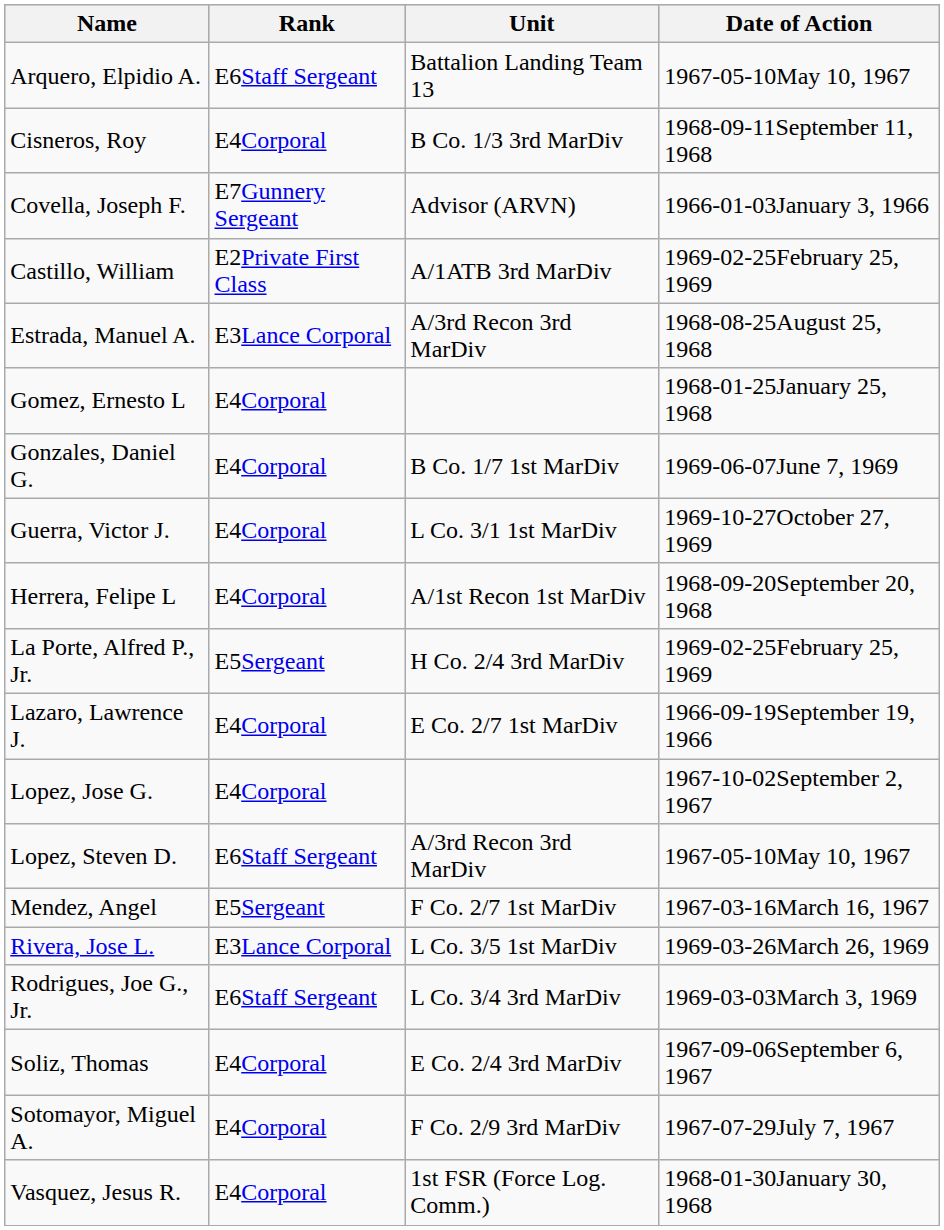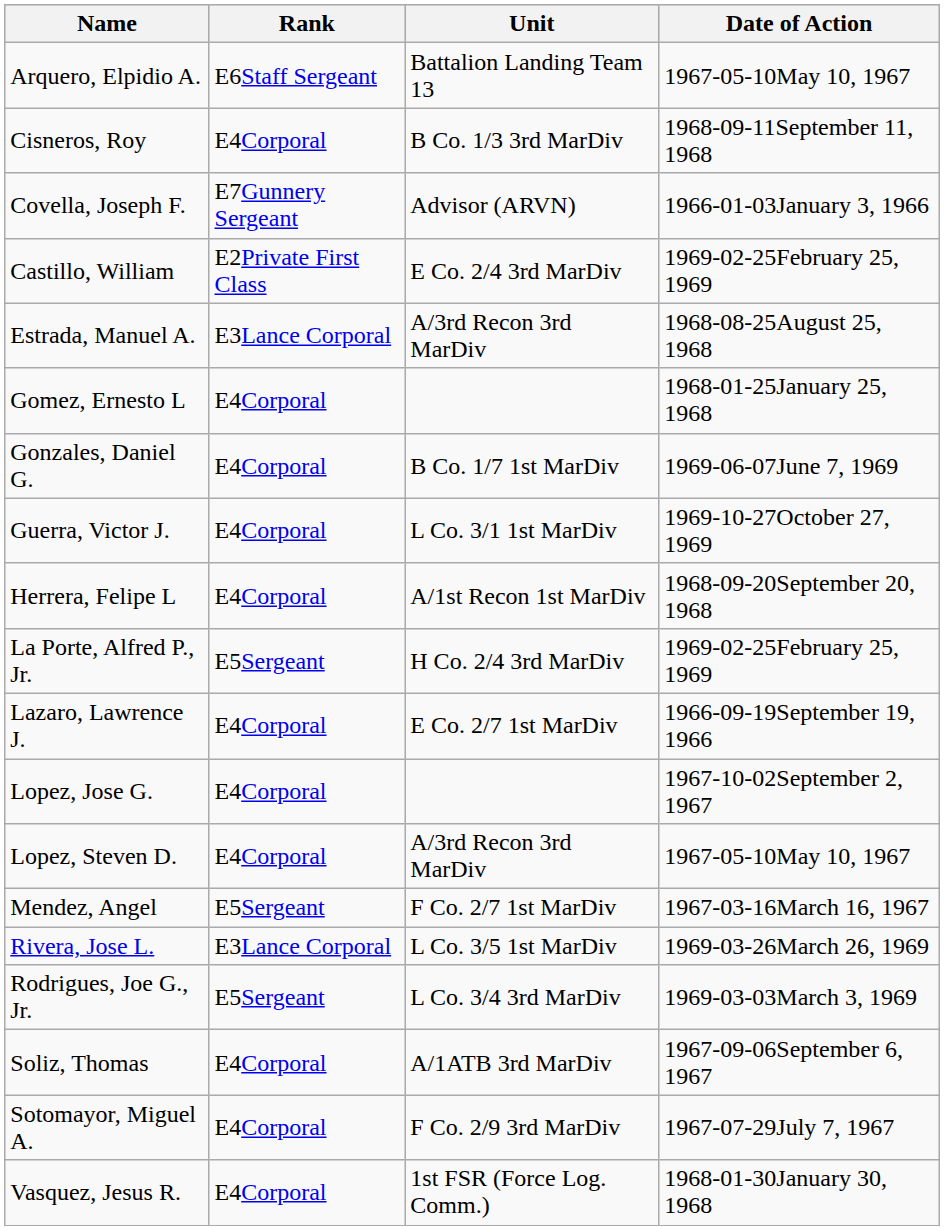(511, 270) A/1ATB 3rd MarDiv -> (516, 270) E Co. 2/4 3rd MarDiv
(296, 855) E6Staff Sergeant -> (271, 855) E4Corporal
(296, 997) E6Staff Sergeant -> (270, 997) E5Sergeant
(516, 1062) E Co. 2/4 3rd MarDiv -> (511, 1062) A/1ATB 3rd MarDiv
